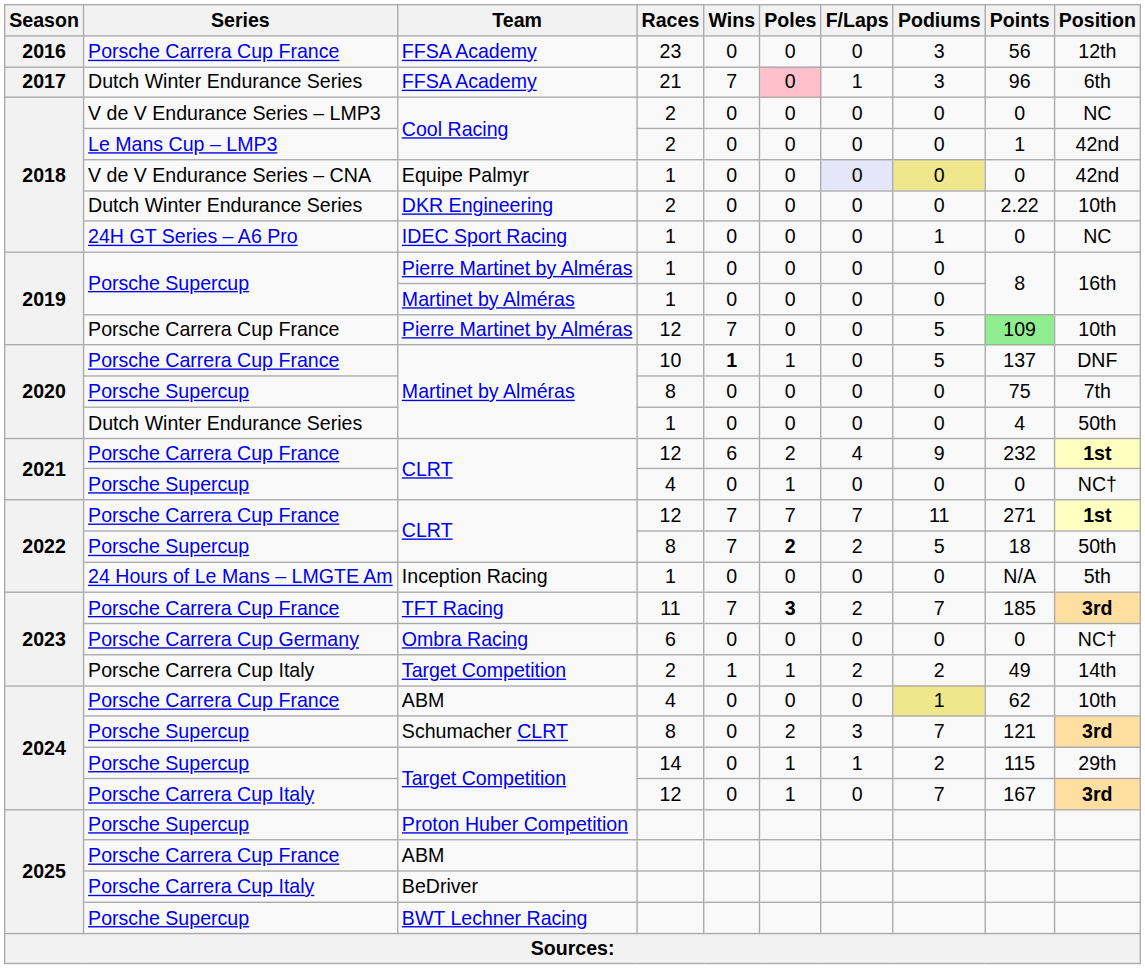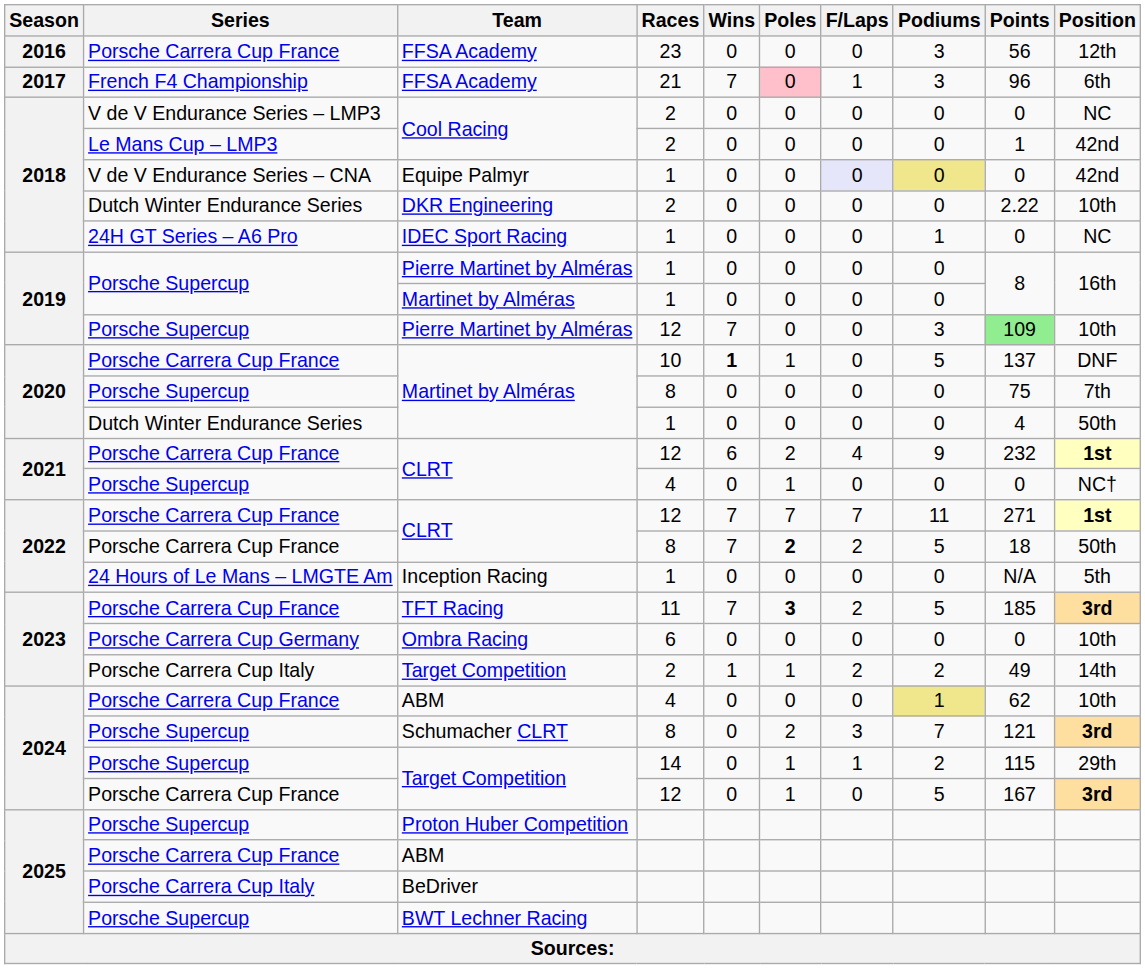(225, 82) Dutch Winter Endurance Series -> (198, 82) French F4 Championship
(214, 330) Porsche Carrera Cup France -> (169, 330) Porsche Supercup
(939, 330) 5 -> (939, 330) 3
(169, 547) Porsche Supercup -> (214, 547) Porsche Carrera Cup France
(939, 608) 7 -> (939, 608) 5
(1097, 639) NC† -> (1097, 639) 10th
(201, 794) Porsche Carrera Cup Italy -> (214, 794) Porsche Carrera Cup France
(939, 794) 7 -> (939, 794) 5
